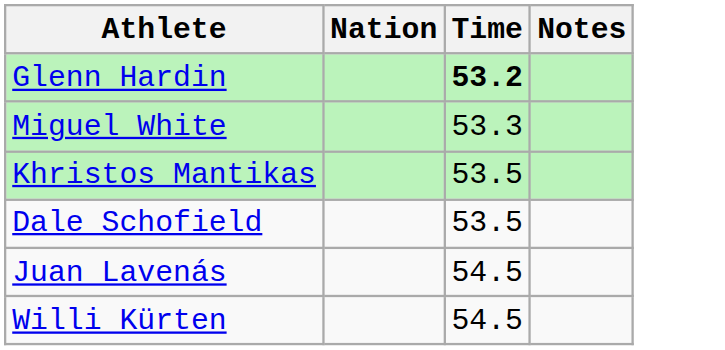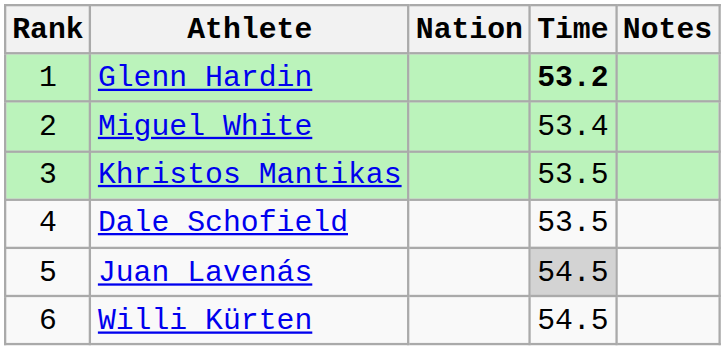+ column: (48, 29)
(487, 126) 53.3 -> (573, 126) 53.4
(487, 272) no background -> (573, 272) lightgrey background
